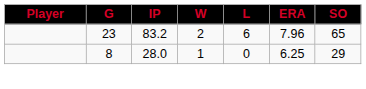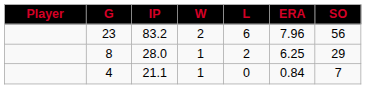(338, 34) 65 -> (338, 34) 56
(246, 53) 0 -> (246, 53) 2
+ row: (109, 73)
